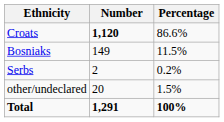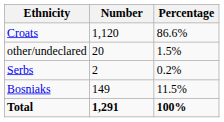(105, 32) bold -> (105, 32) normal
rows swapped: (29, 51) <-> (47, 88)
